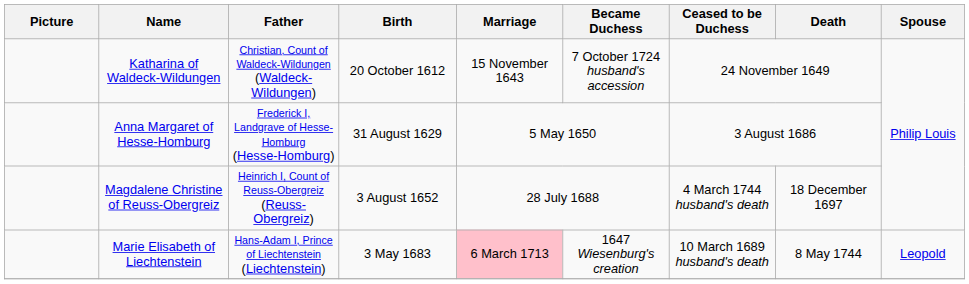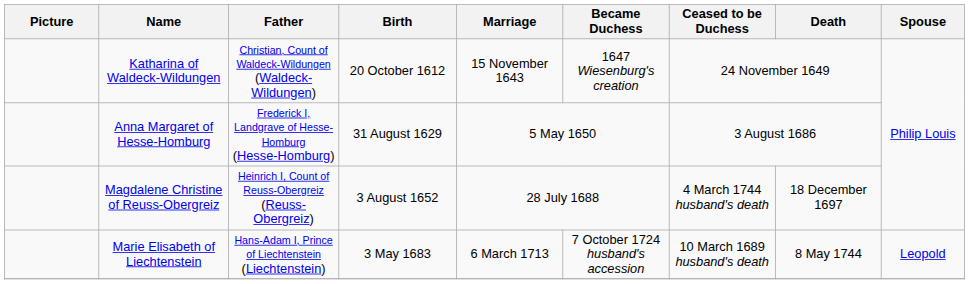(616, 70) 7 October 1724 husband's accession -> (616, 70) 1647 Wiesenburg's creation
(510, 254) pink background -> (510, 254) no background
(616, 254) 1647 Wiesenburg's creation -> (616, 254) 7 October 1724 husband's accession
